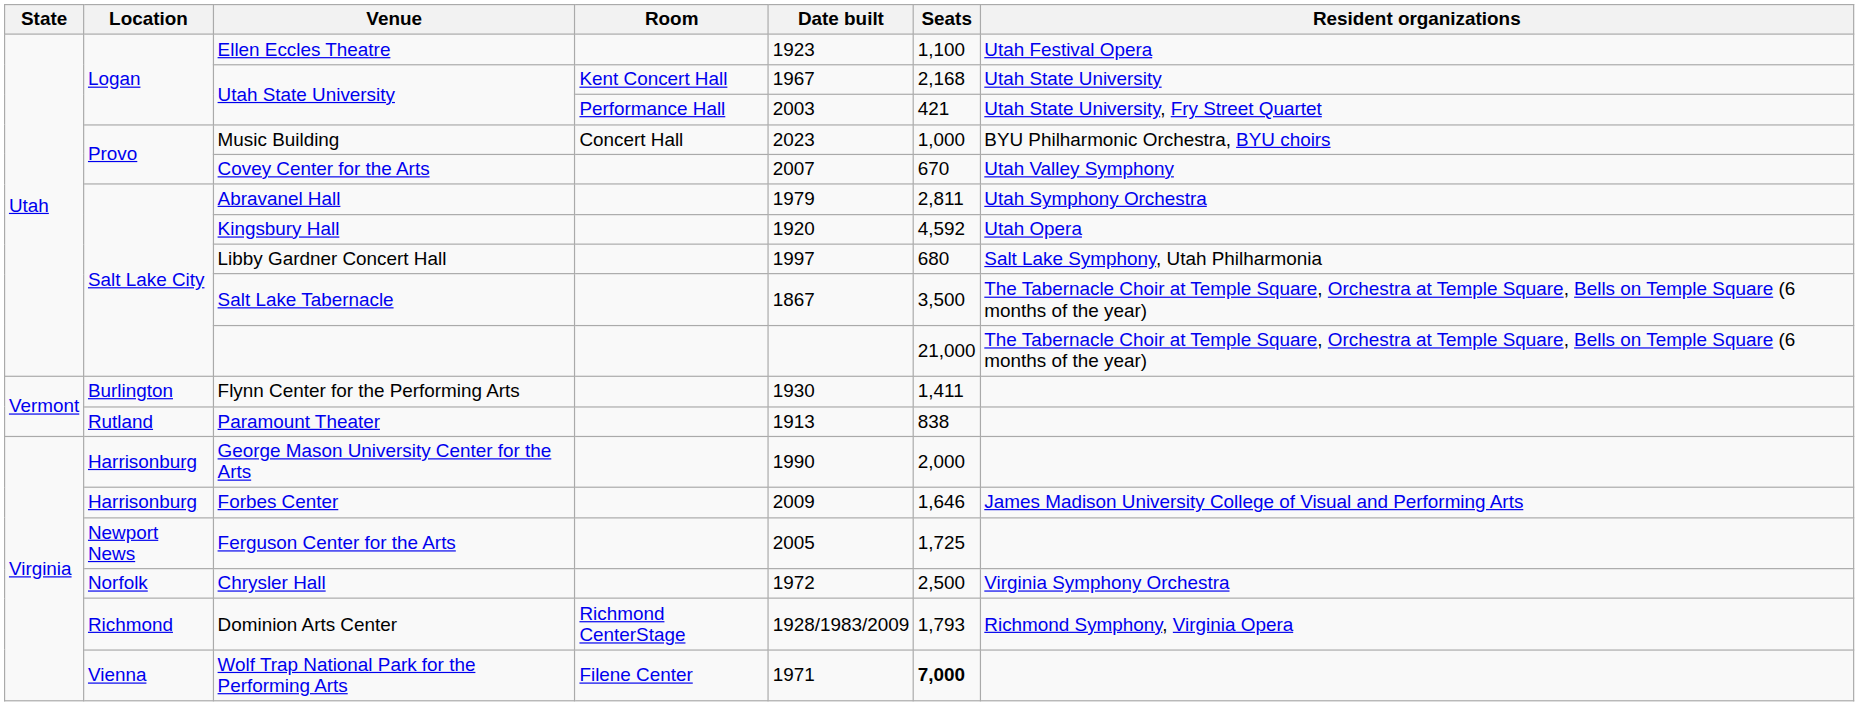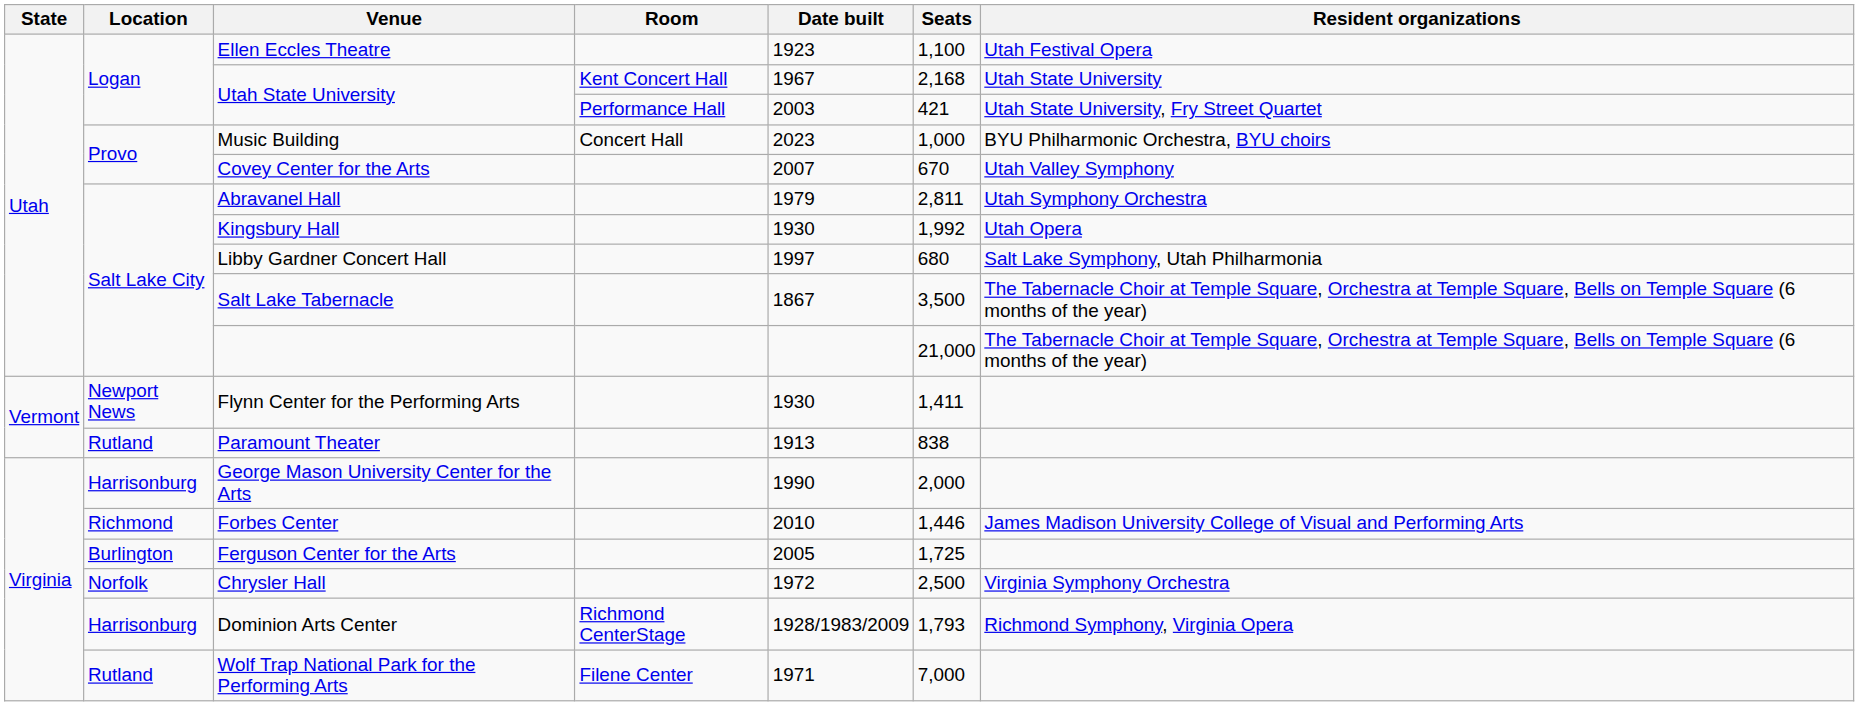(794, 229) 1920 -> (794, 229) 1930
(941, 229) 4,592 -> (941, 229) 1,992
(130, 391) Burlington -> (123, 401) Newport News
(143, 502) Harrisonburg -> (130, 523) Richmond
(794, 502) 2009 -> (794, 523) 2010
(941, 502) 1,646 -> (941, 523) 1,446
(123, 542) Newport News -> (130, 553) Burlington
(130, 624) Richmond -> (143, 624) Harrisonburg
(117, 675) Vienna -> (121, 675) Rutland
(941, 675) bold -> (941, 675) normal
